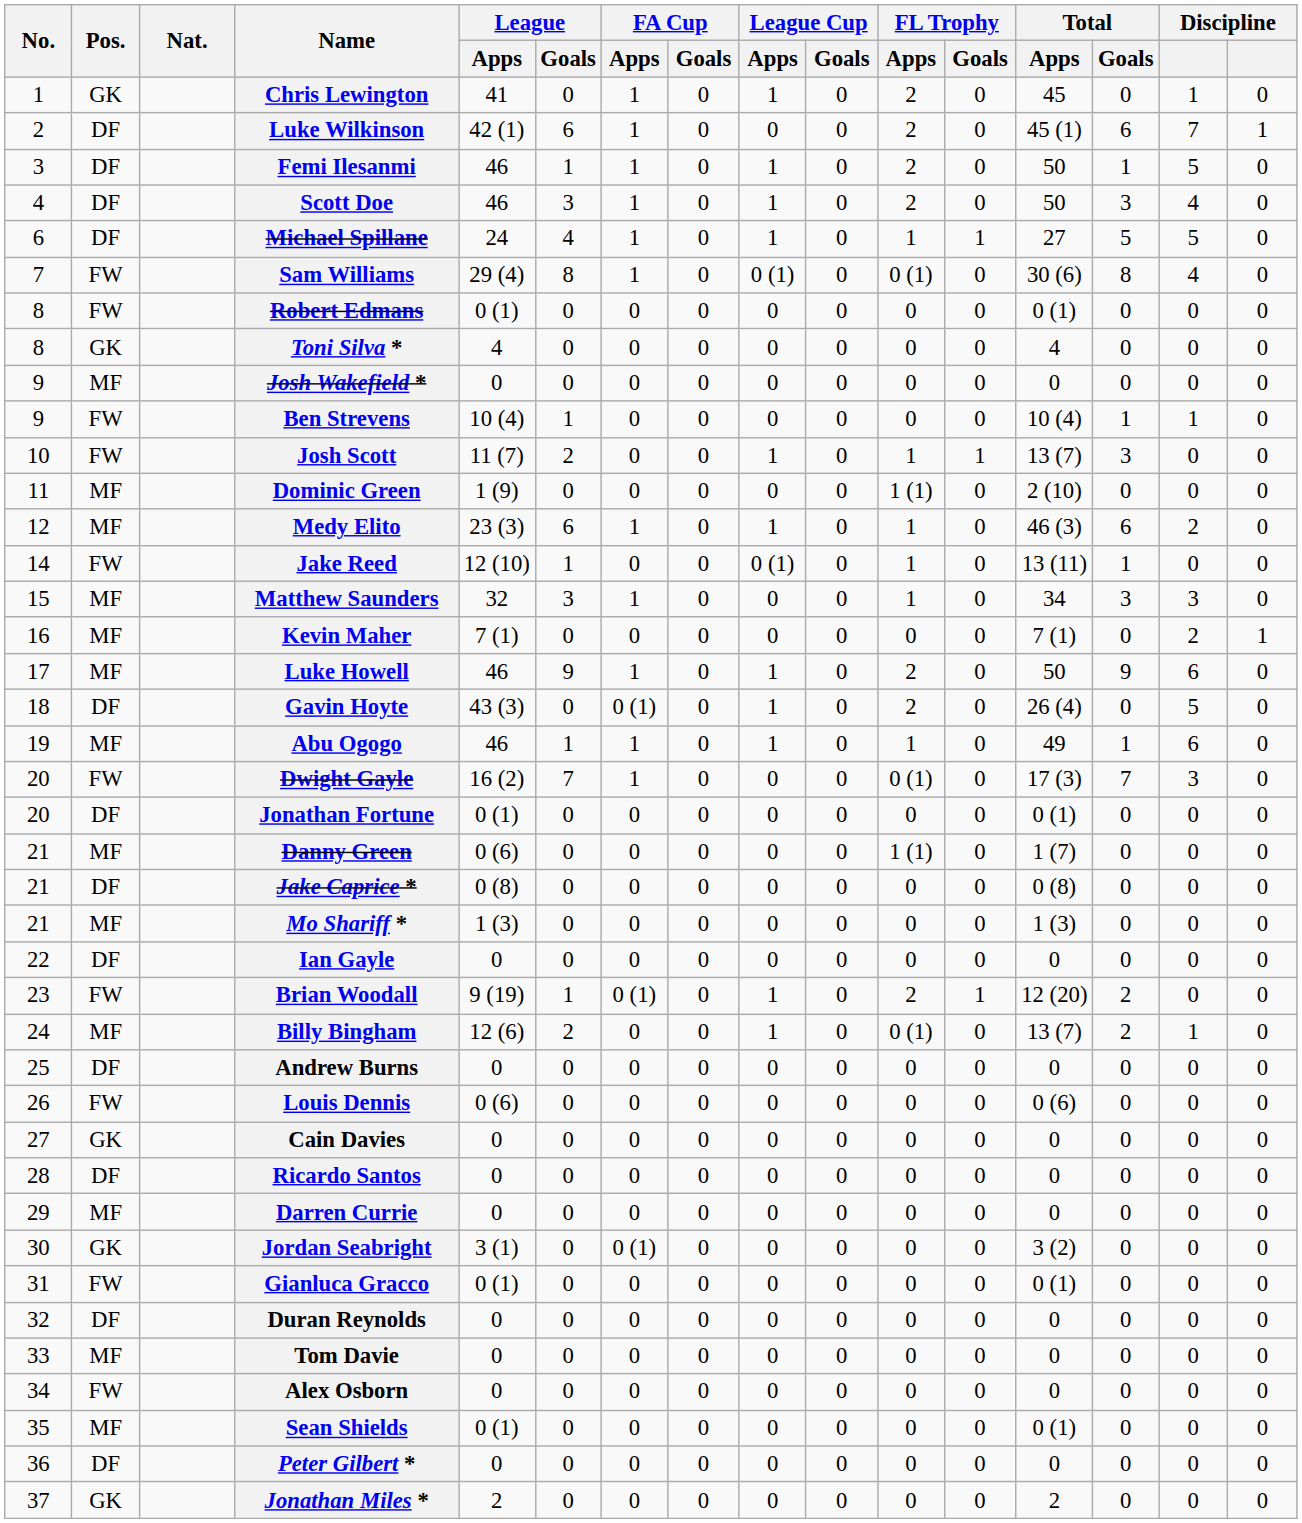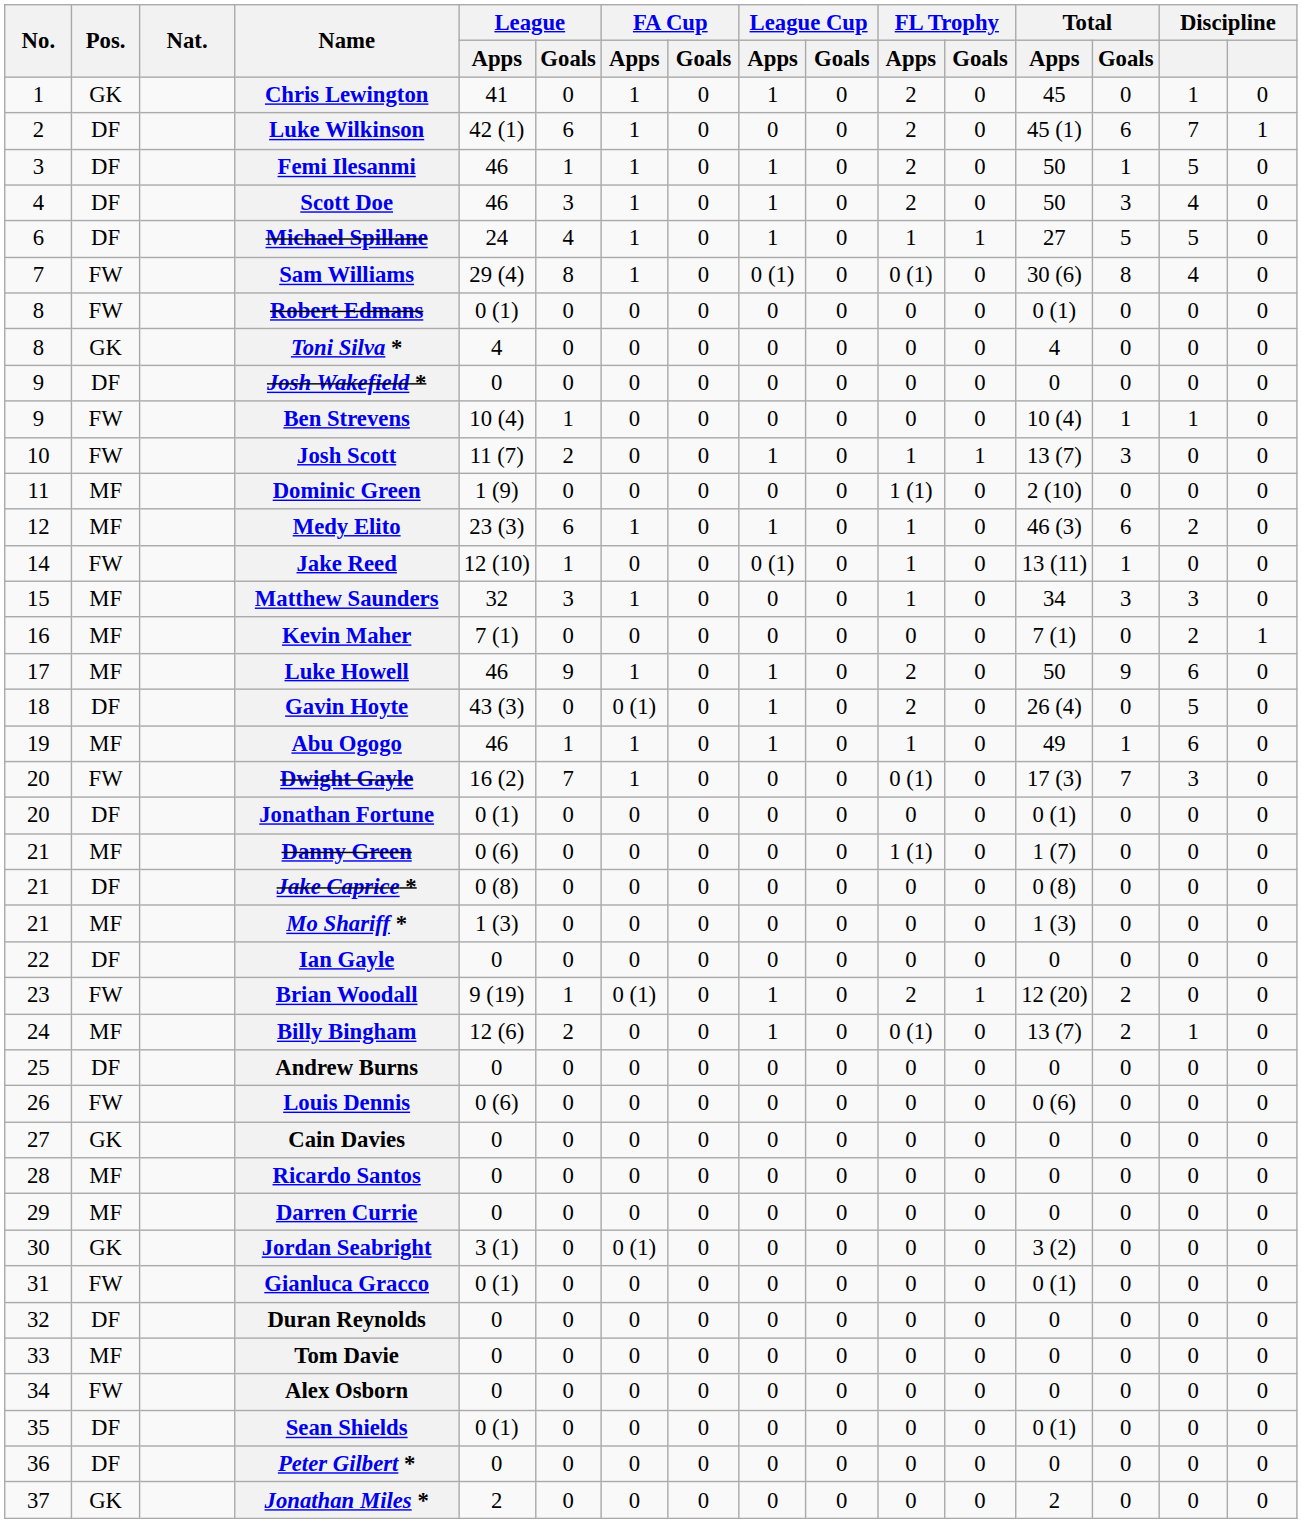(106, 382) MF -> (106, 382) DF
(106, 1175) DF -> (106, 1175) MF
(106, 1427) MF -> (106, 1427) DF
